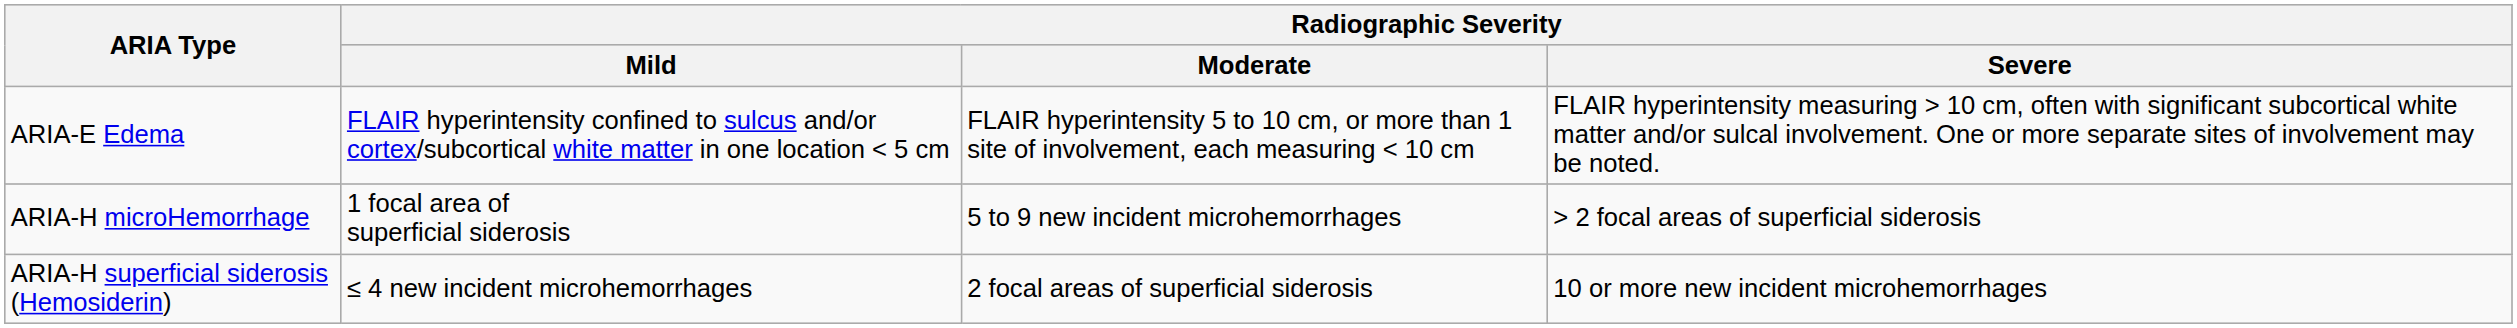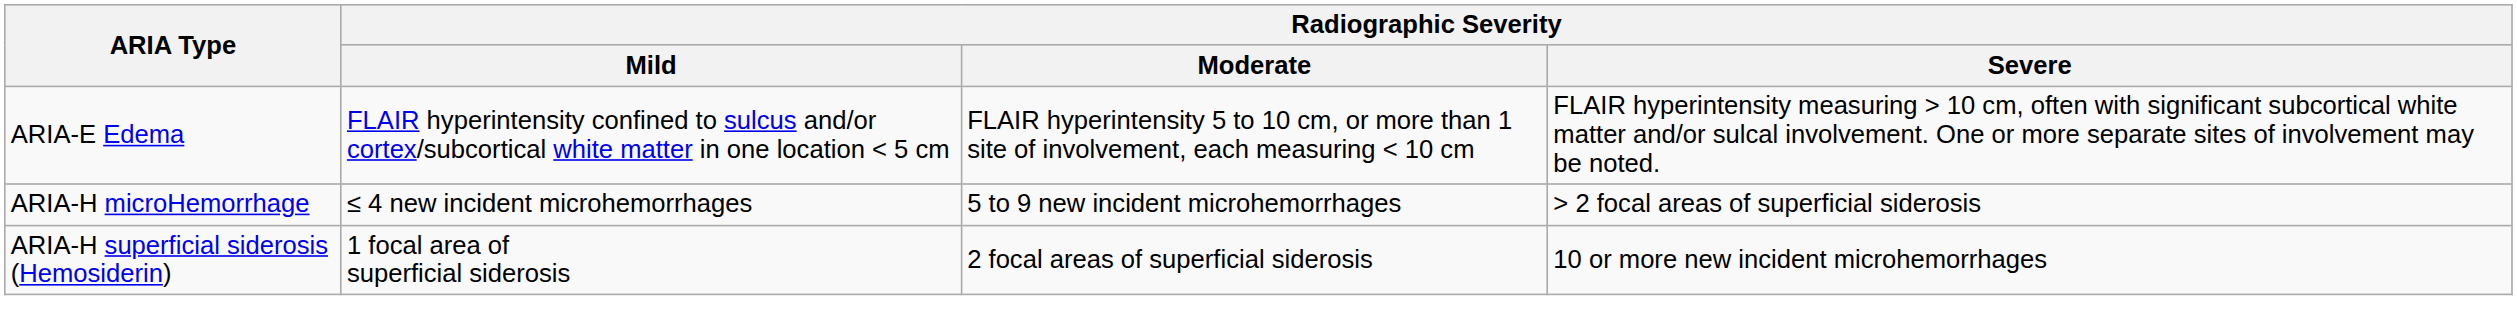(459, 218) 1 focal area of superficial siderosis -> (550, 204) ≤ 4 new incident microhemorrhages
(550, 288) ≤ 4 new incident microhemorrhages -> (459, 259) 1 focal area of superficial siderosis
